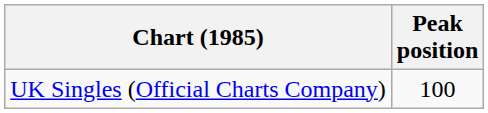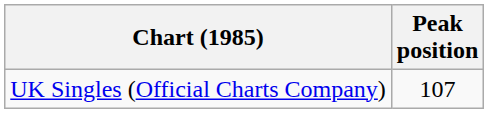(438, 88) 100 -> (438, 88) 107
